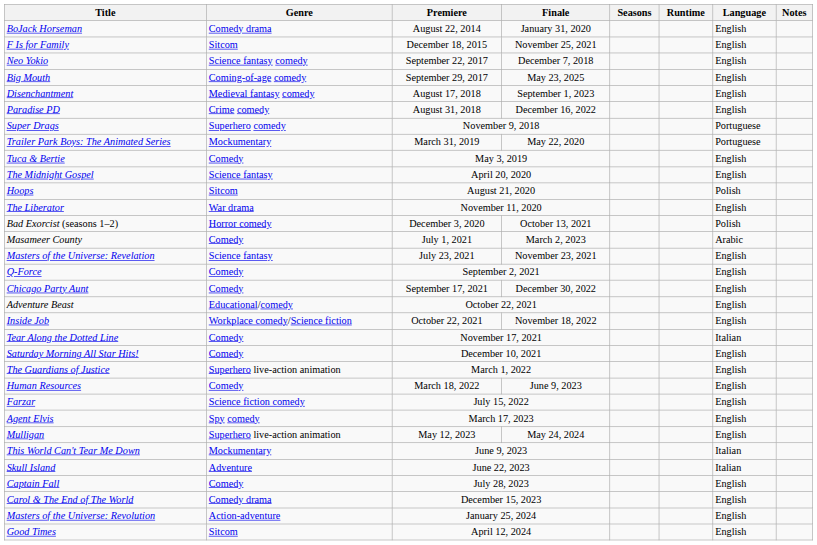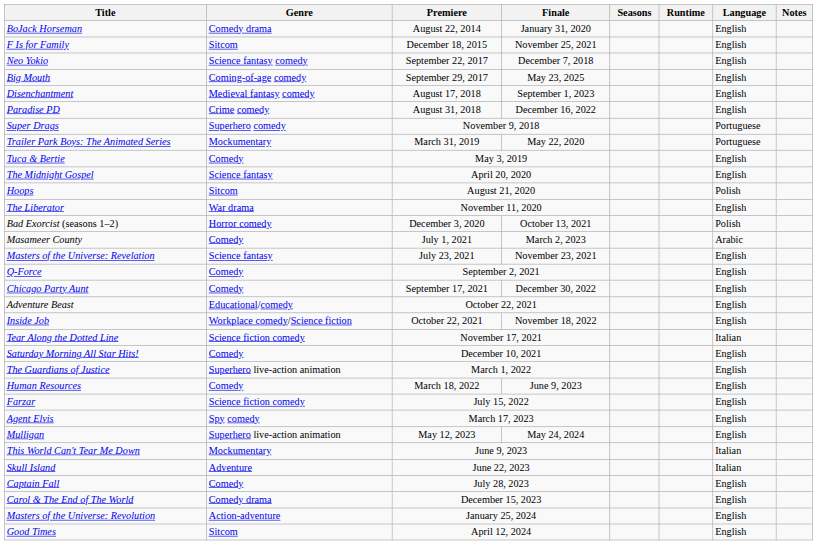(226, 337) Comedy -> (257, 337) Science fiction comedy
